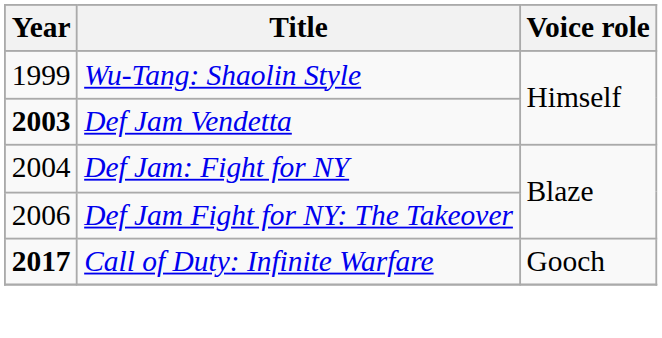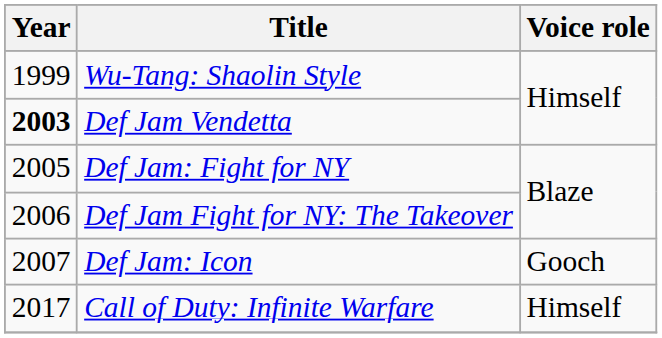(41, 167) 2004 -> (41, 167) 2005
+ row: (168, 261)
(41, 261) bold -> (41, 307) normal
(566, 261) Gooch -> (574, 307) Himself
